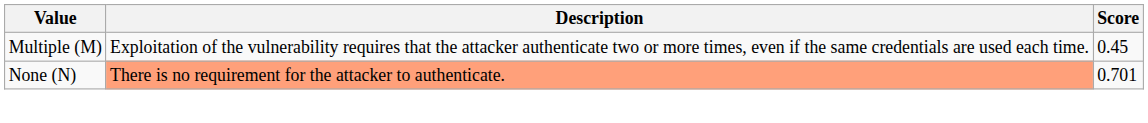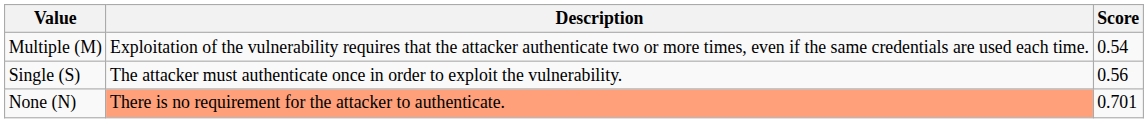(1113, 46) 0.45 -> (1113, 46) 0.54
+ row: (44, 74)
